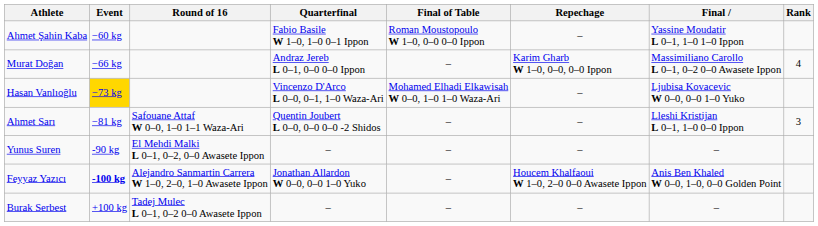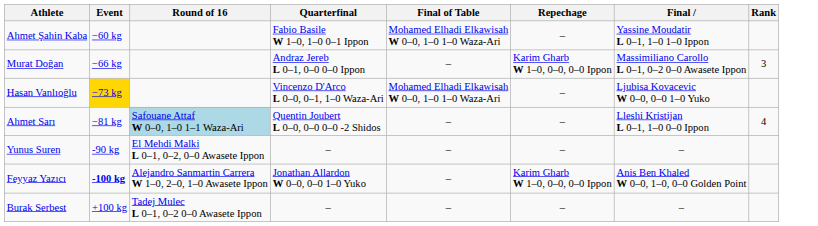(437, 35) Roman Moustopoulo W 1–0, 0–0 0–0 Ippon -> (448, 35) Mohamed Elhadi Elkawisah W 0–0, 1–0 1–0 Waza-Ari
(798, 64) 4 -> (764, 64) 3
(188, 121) no background -> (188, 121) lightblue background
(798, 121) 3 -> (764, 121) 4
(580, 178) Houcem Khalfaoui W 1–0, 2–0 0–0 Awasete Ippon -> (562, 178) Karim Gharb W 1–0, 0–0, 0–0 Ippon
